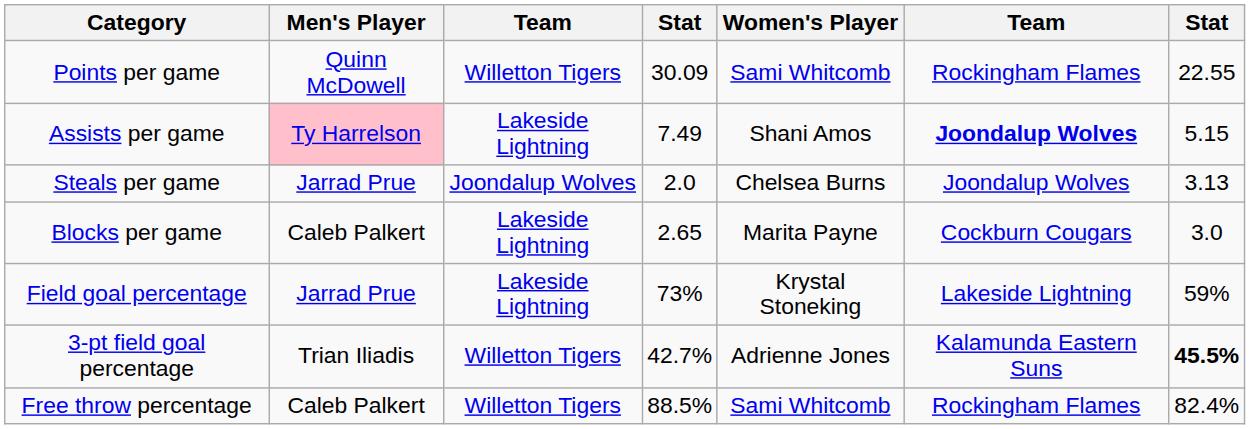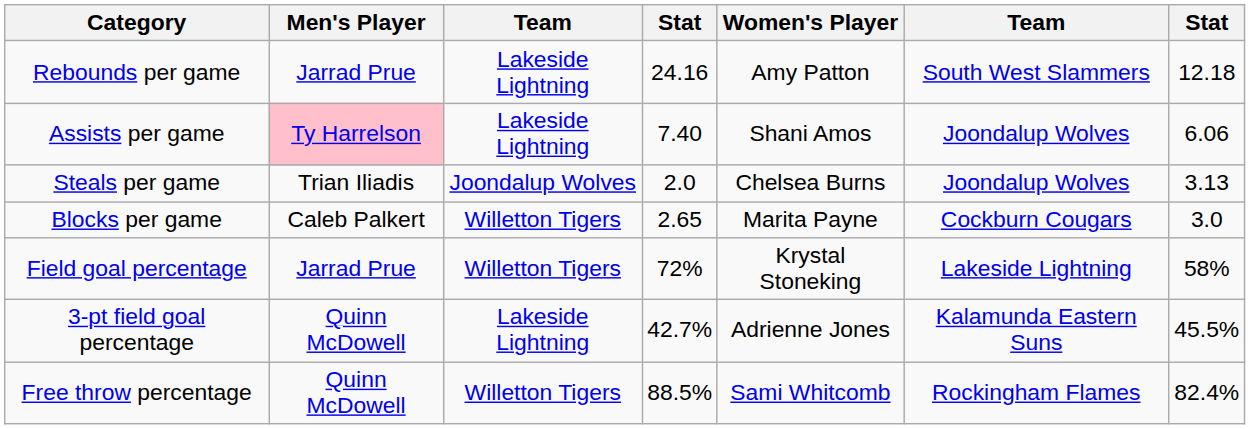- row: (137, 71)
+ row: (137, 71)
(680, 133) 7.49 -> (680, 133) 7.40
(1036, 133) bold -> (1036, 133) normal
(1207, 133) 5.15 -> (1207, 133) 6.06
(356, 182) Jarrad Prue -> (356, 182) Trian Iliadis
(543, 232) Lakeside Lightning -> (543, 219) Willetton Tigers
(543, 294) Lakeside Lightning -> (543, 268) Willetton Tigers
(680, 294) 73% -> (680, 268) 72%
(1207, 294) 59% -> (1207, 268) 58%
(356, 356) Trian Iliadis -> (356, 330) Quinn McDowell
(543, 356) Willetton Tigers -> (543, 330) Lakeside Lightning
(1207, 356) bold -> (1207, 330) normal
(356, 405) Caleb Palkert -> (356, 392) Quinn McDowell
